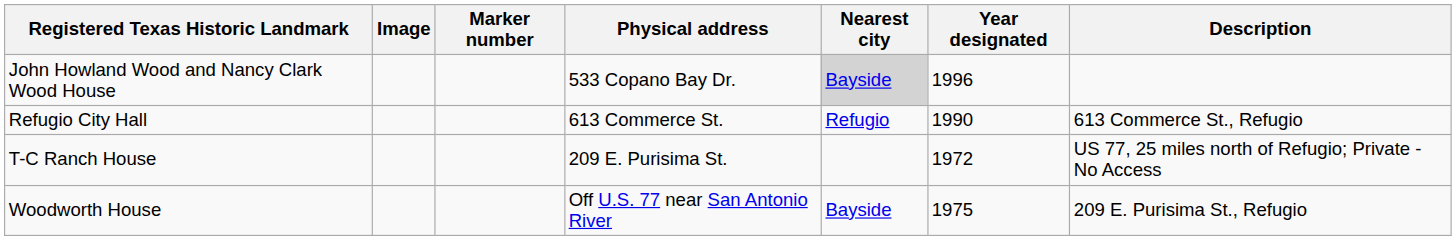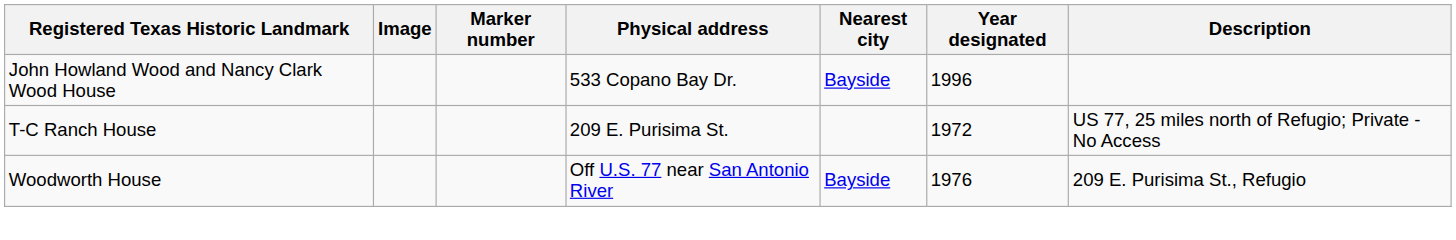(858, 79) lightgrey background -> (857, 79) no background
- row: (78, 119)
(952, 210) 1975 -> (951, 180) 1976
